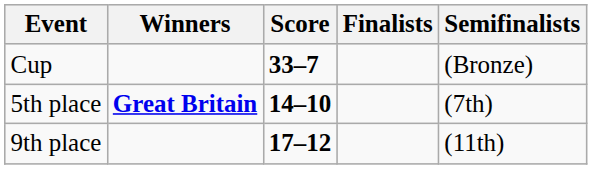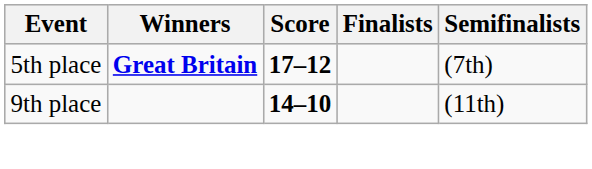- row: (31, 63)
(300, 103) 14–10 -> (300, 63) 17–12
(300, 143) 17–12 -> (300, 103) 14–10
